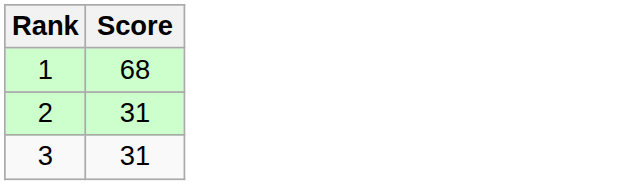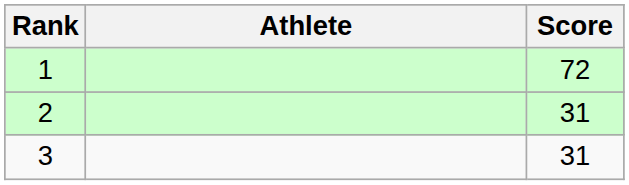+ column: (306, 26)
(135, 69) 68 -> (575, 69) 72
